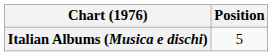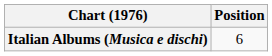(239, 39) 5 -> (239, 39) 6
